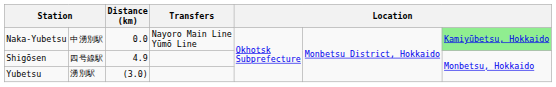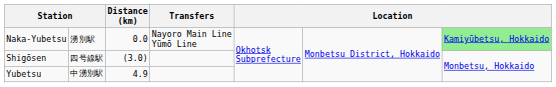(87, 39) 中湧別駅 -> (83, 39) 湧別駅
(140, 58) 4.9 -> (135, 58) (3.0)
(83, 74) 湧別駅 -> (87, 74) 中湧別駅
(135, 74) (3.0) -> (140, 74) 4.9
